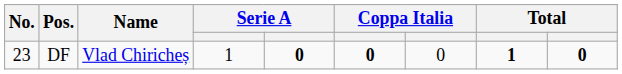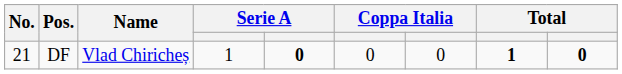(22, 54) 23 -> (22, 54) 21
(370, 54) bold -> (370, 54) normal
